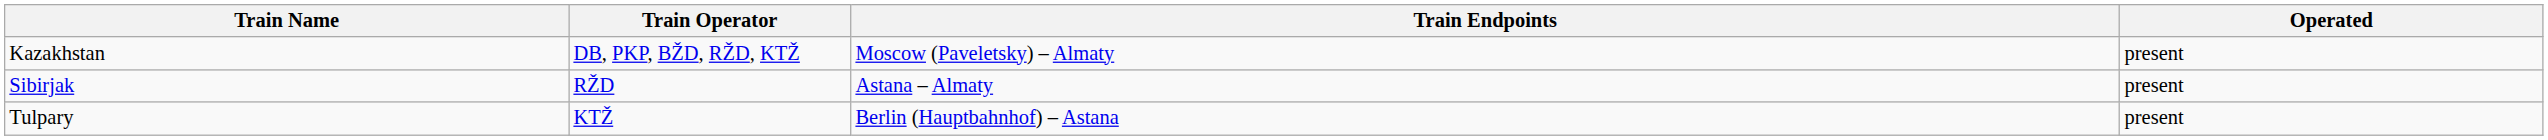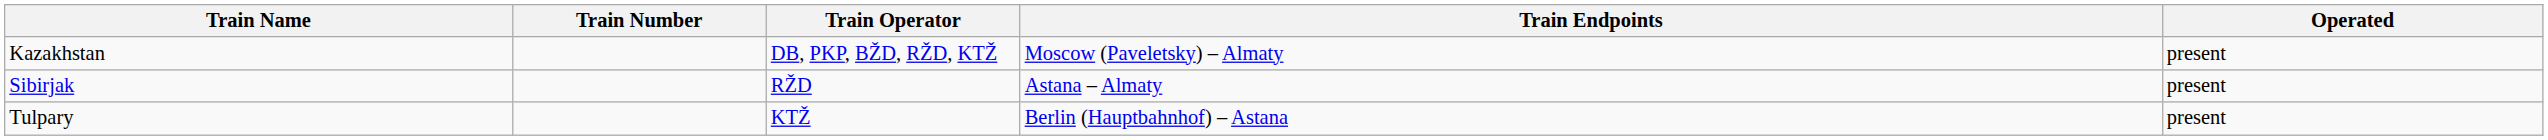+ column: (639, 20)
